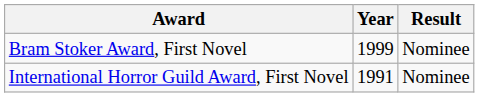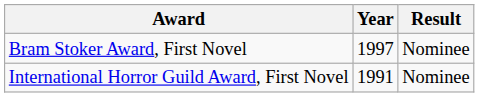(375, 48) 1999 -> (375, 48) 1997
